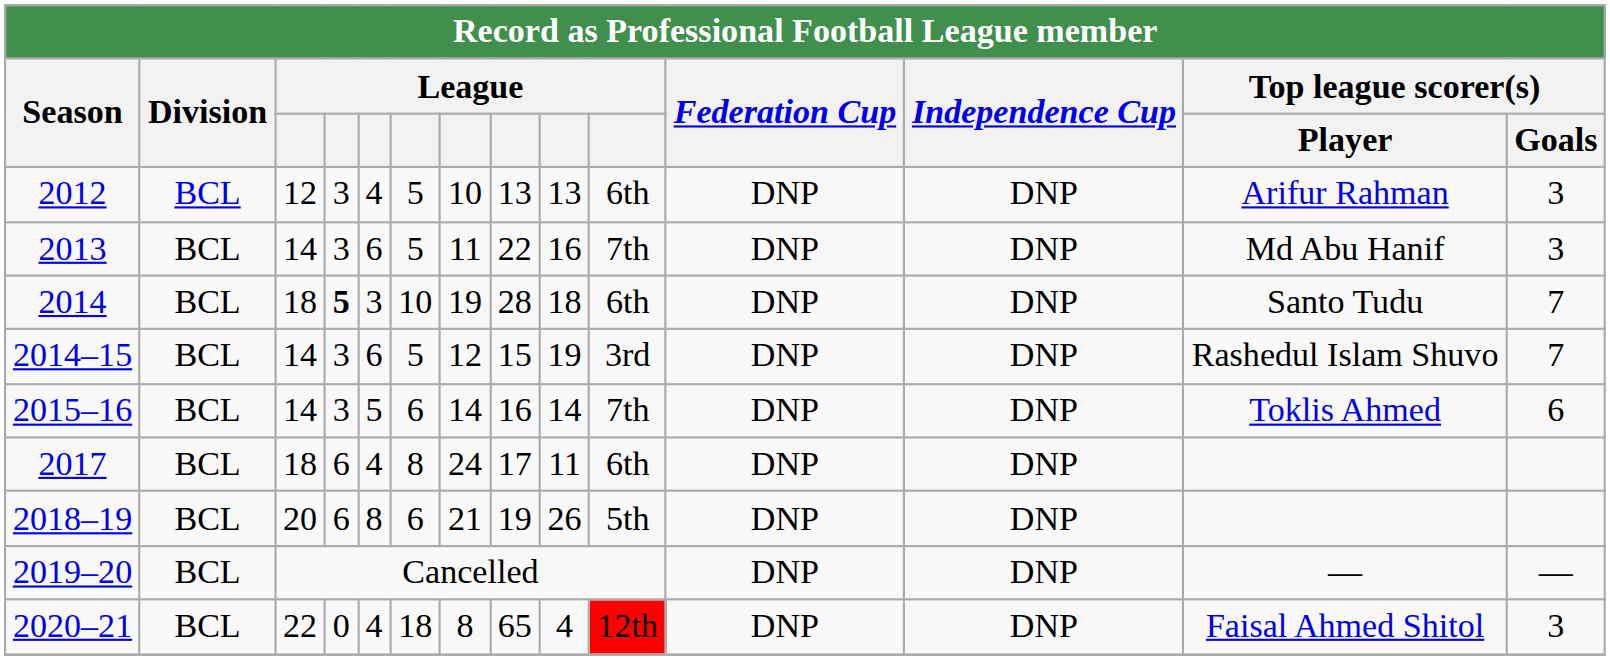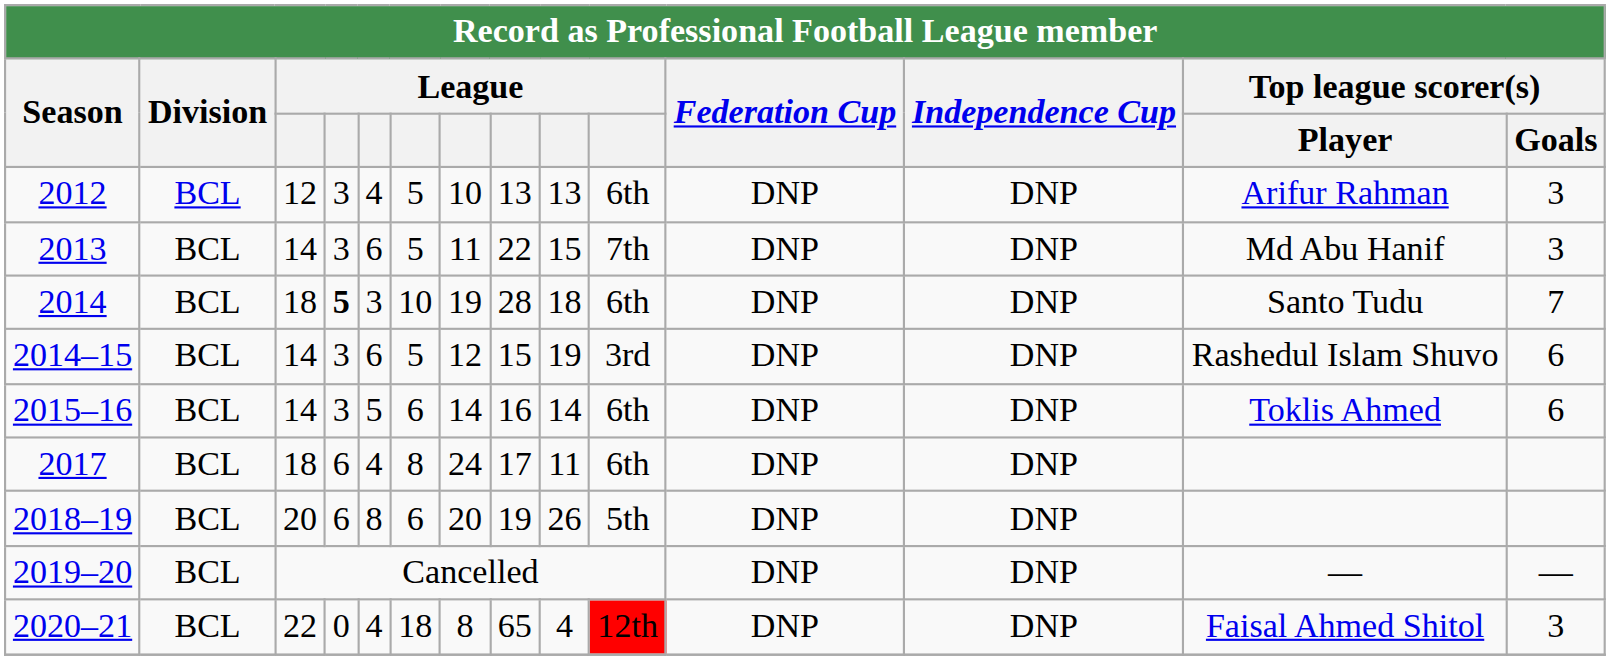(565, 247) 16 -> (565, 247) 15
(1556, 355) 7 -> (1556, 355) 6
(628, 409) 7th -> (628, 409) 6th
(465, 517) 21 -> (465, 517) 20
